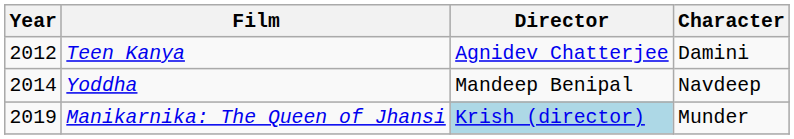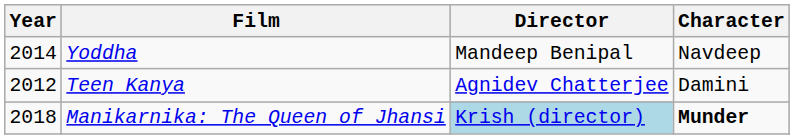rows swapped: (126, 53) <-> (102, 85)
(33, 117) 2019 -> (33, 117) 2018
(714, 117) normal -> (714, 117) bold
